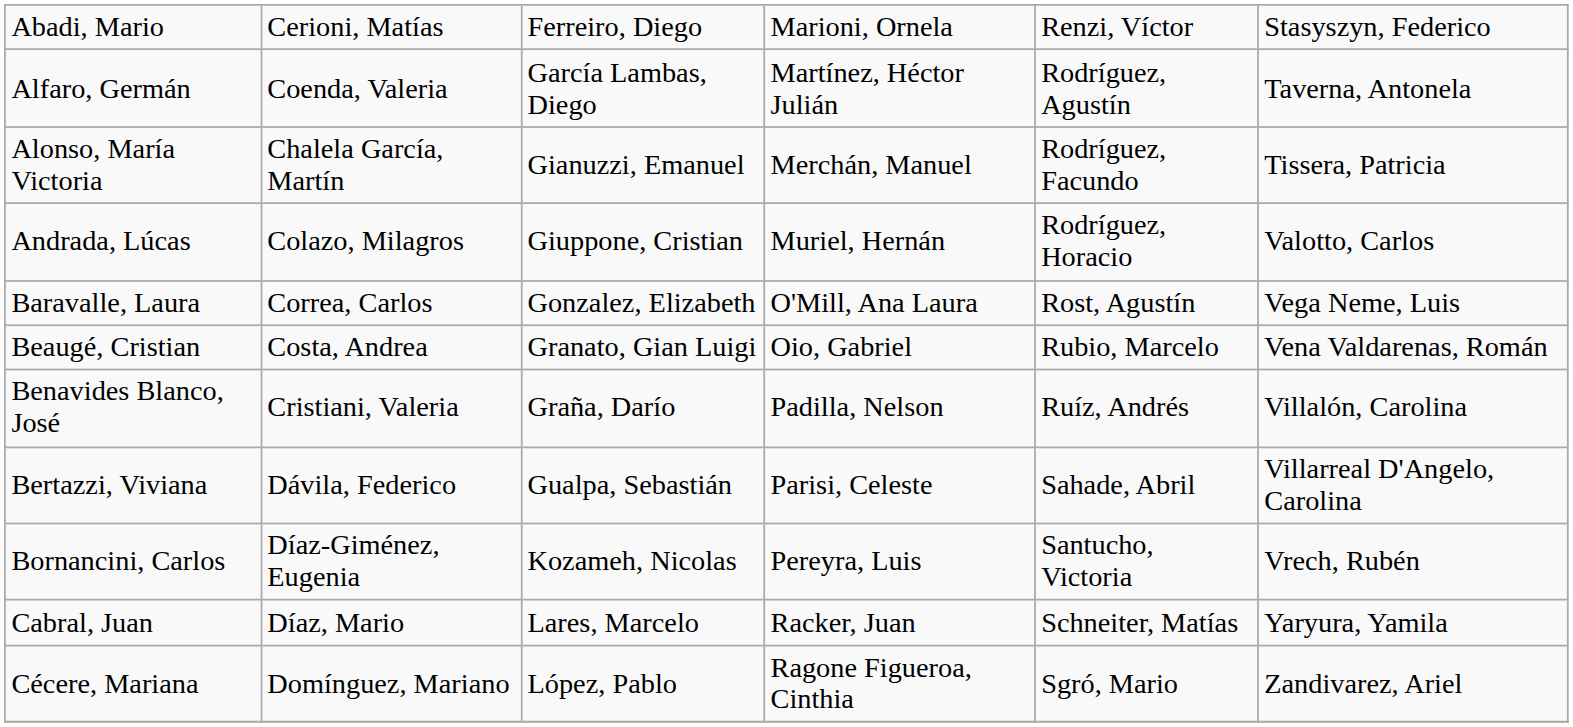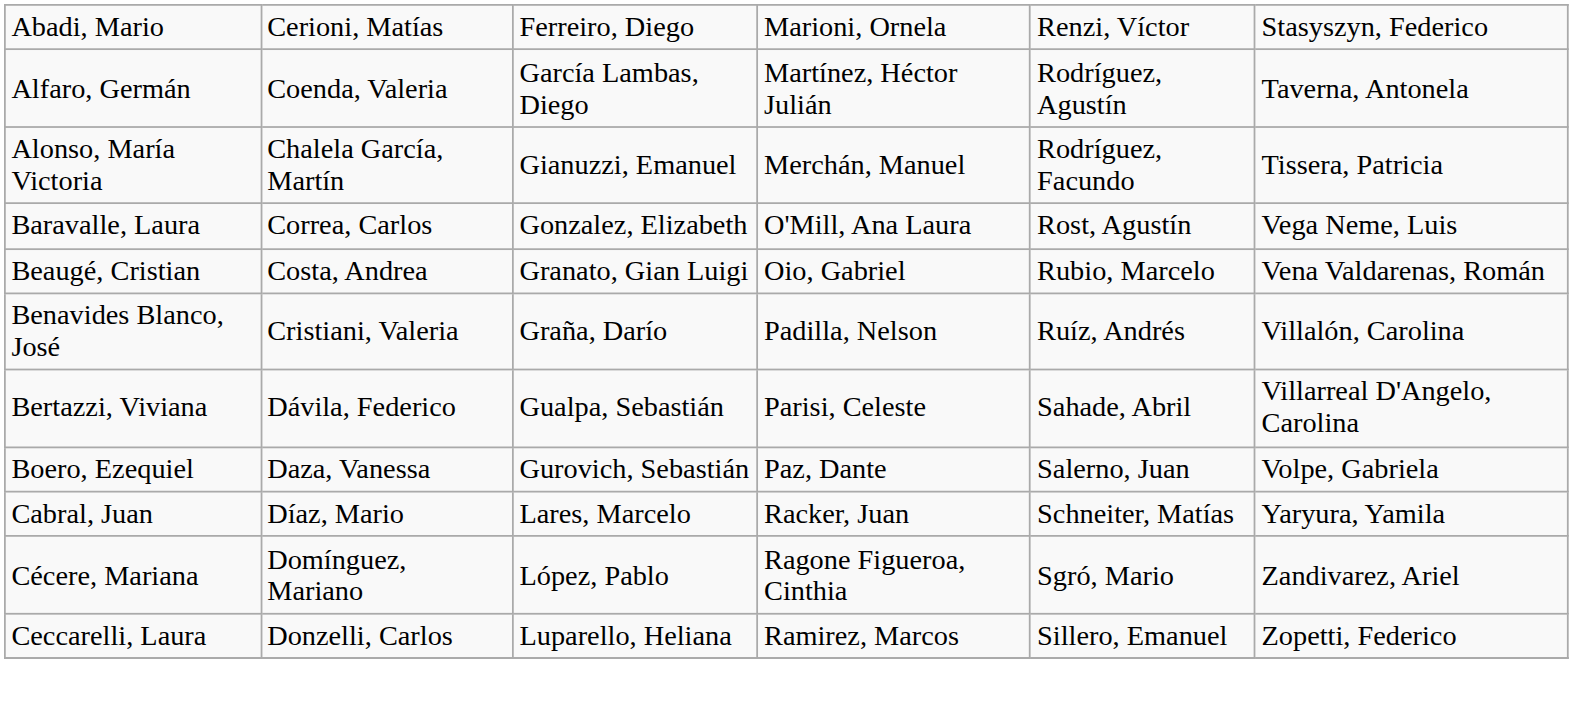- row: (101, 241)
+ row: (103, 468)
- row: (118, 561)
+ row: (109, 635)
